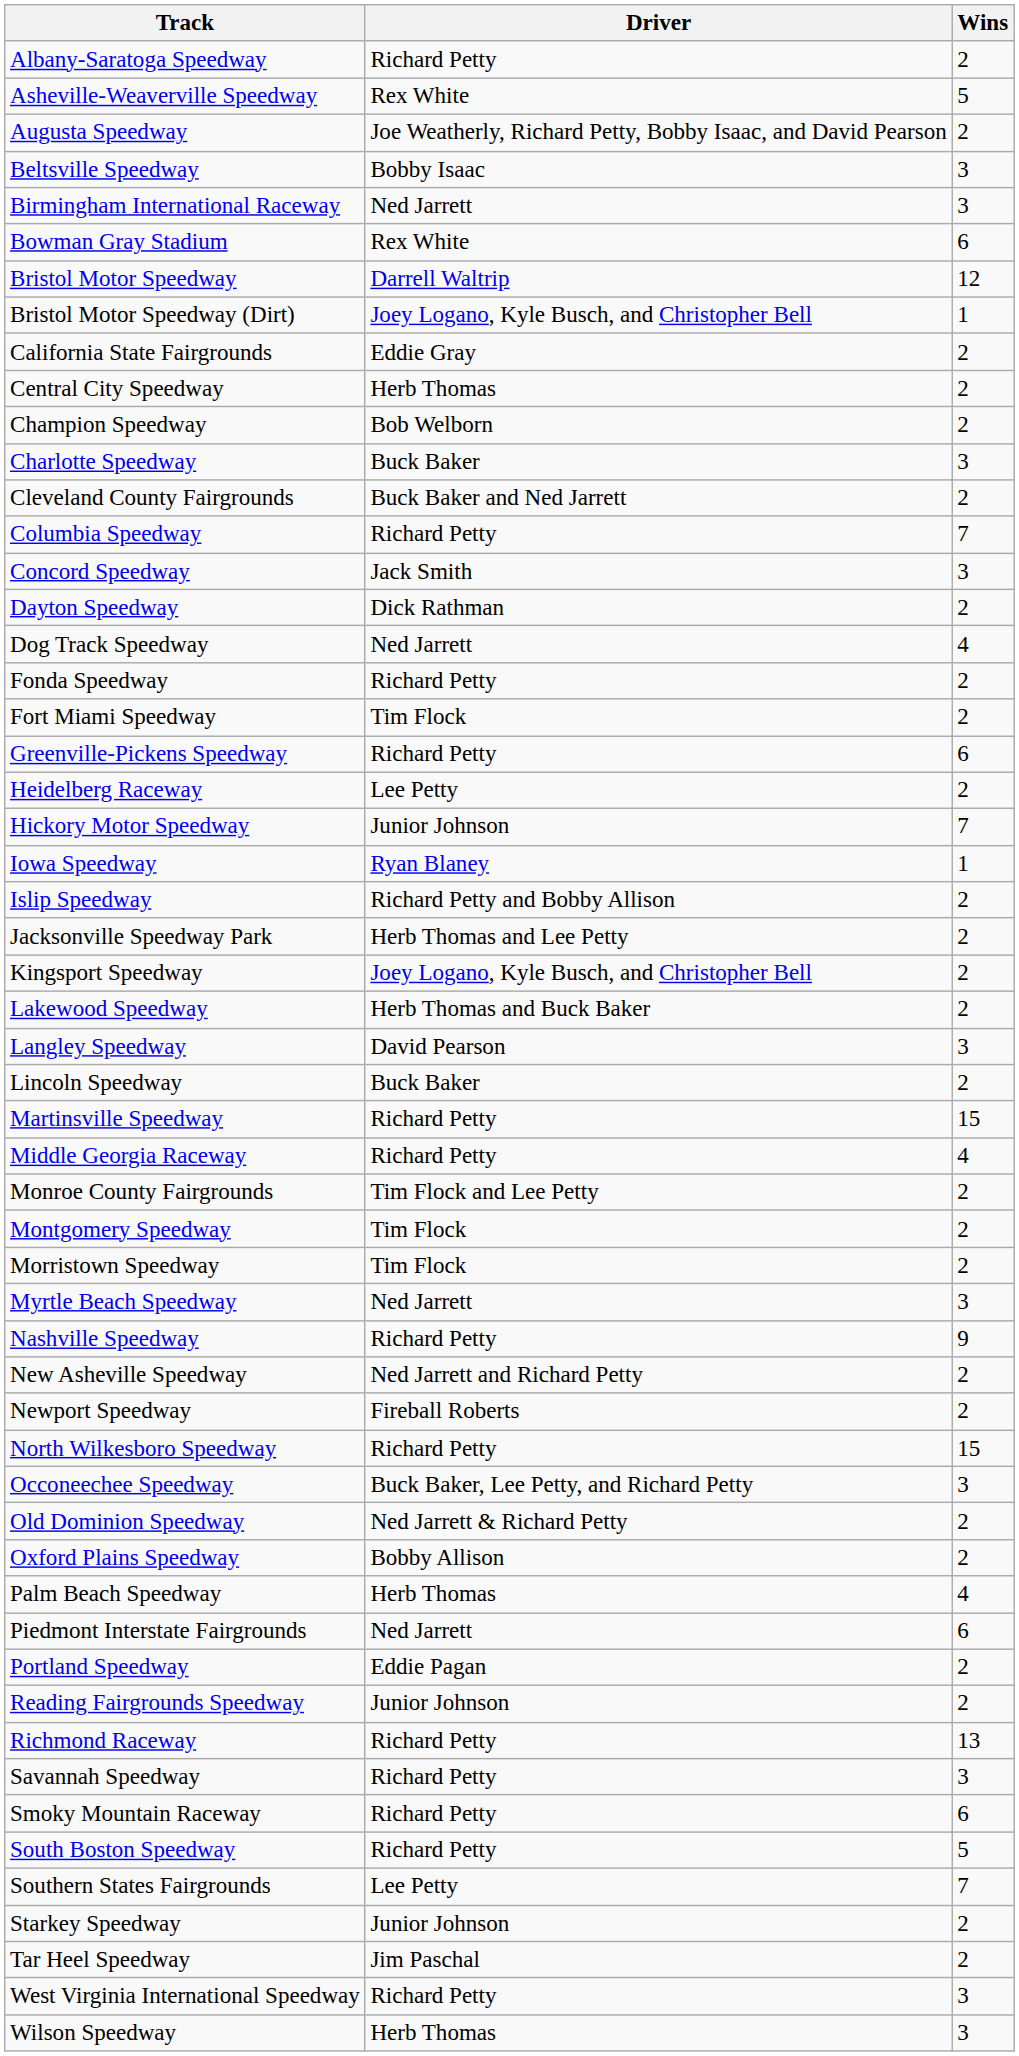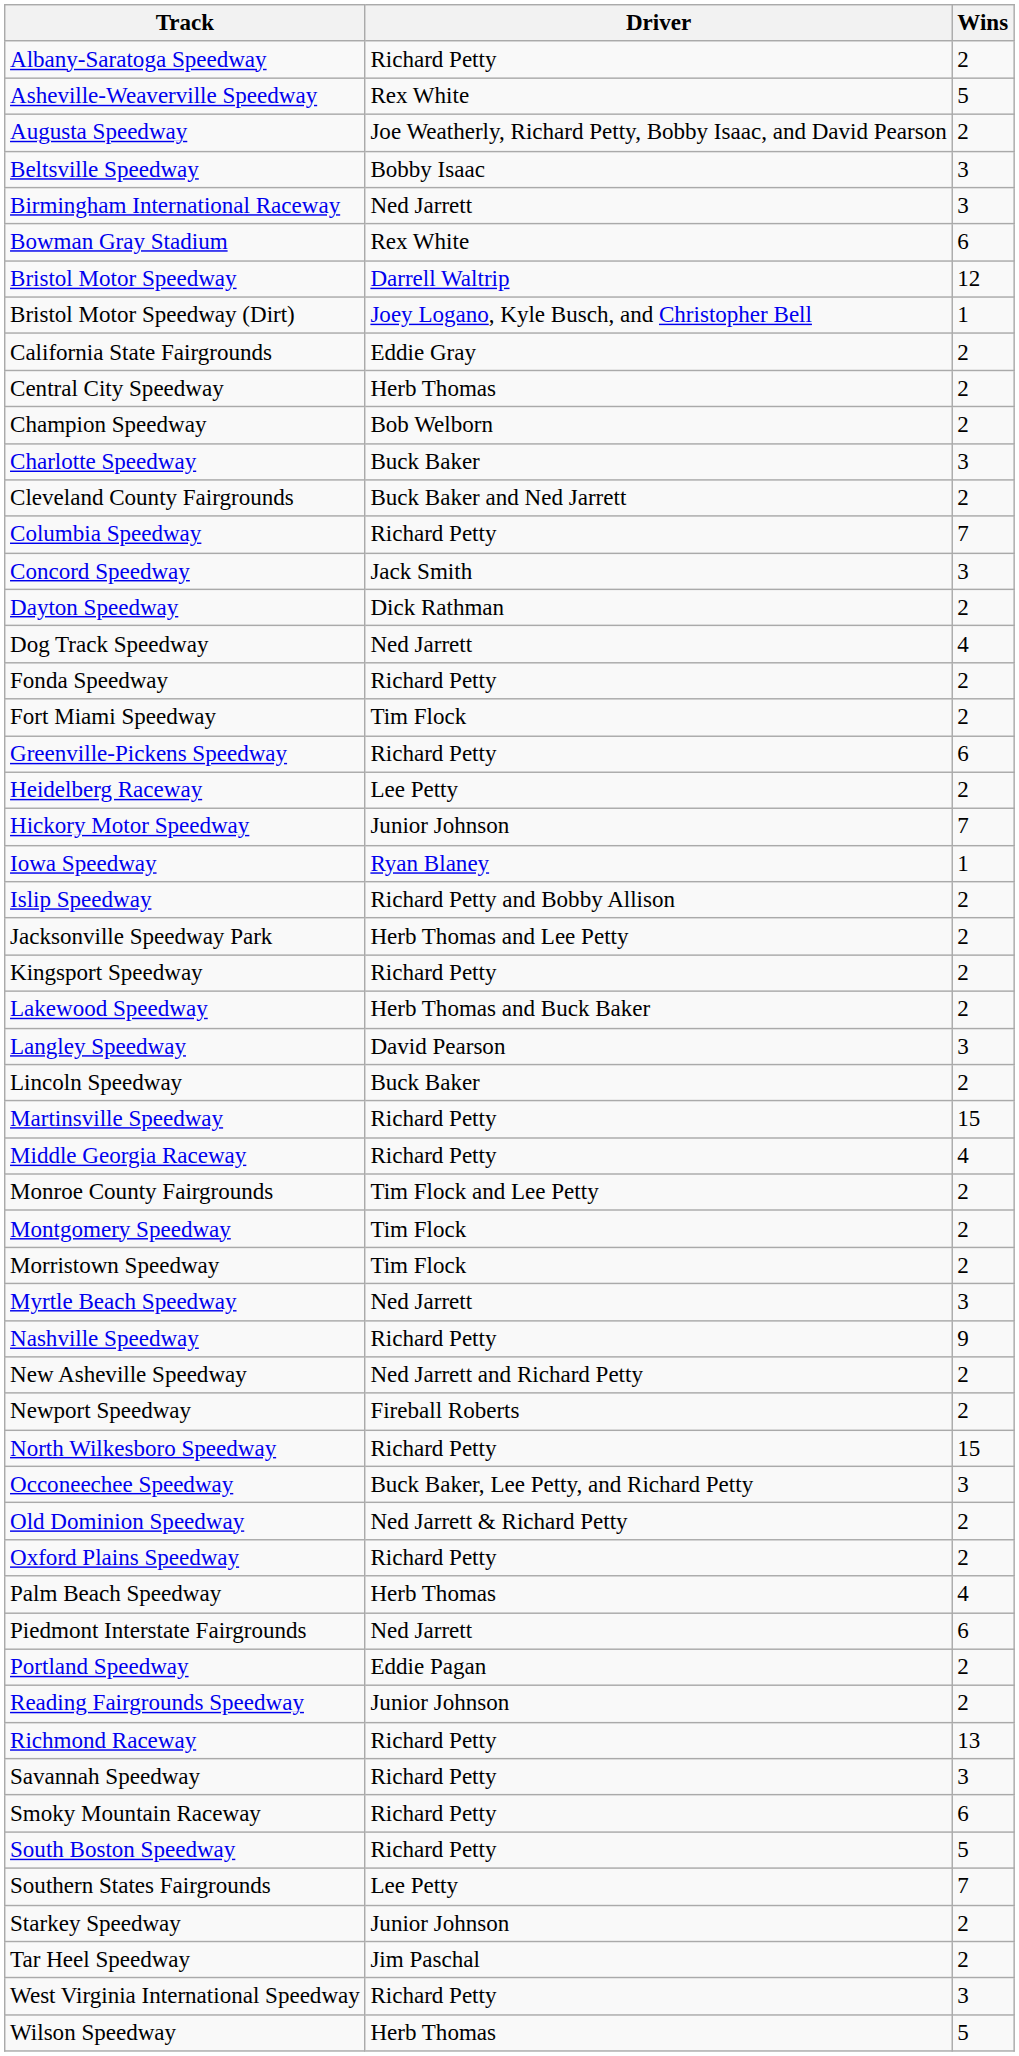(591, 972) Joey Logano, Kyle Busch, and Christopher Bell -> (433, 972) Richard Petty
(437, 1557) Bobby Allison -> (433, 1557) Richard Petty
(963, 2032) 3 -> (963, 2032) 5
